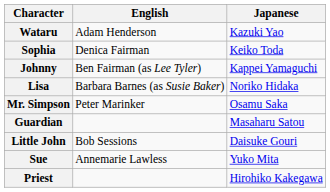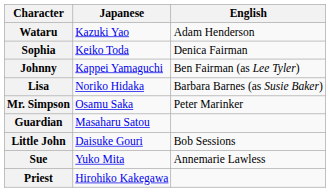columns swapped: (276, 13) <-> (150, 13)
